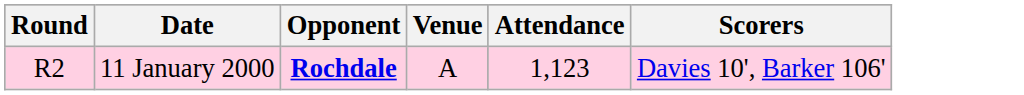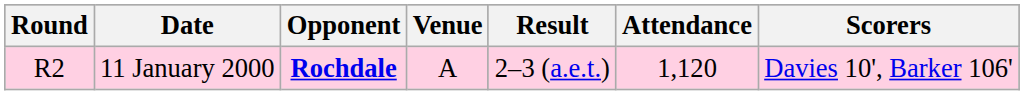+ column: (552, 25)
(560, 67) 1,123 -> (687, 67) 1,120
